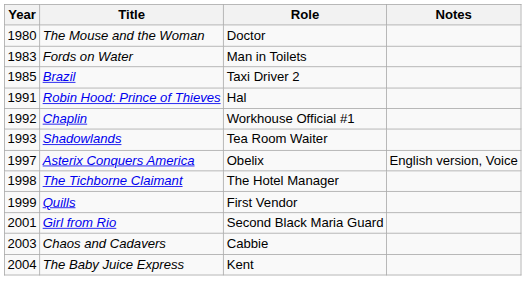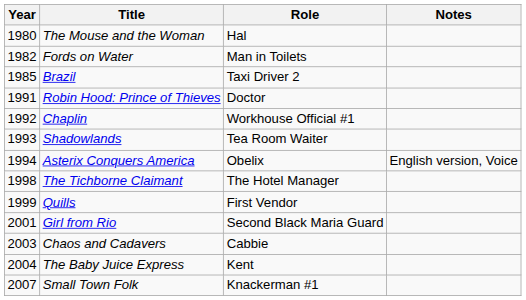(246, 35) Doctor -> (237, 35) Hal
(22, 56) 1983 -> (22, 56) 1982
(237, 98) Hal -> (246, 98) Doctor
(22, 160) 1997 -> (22, 160) 1994
+ row: (91, 285)
